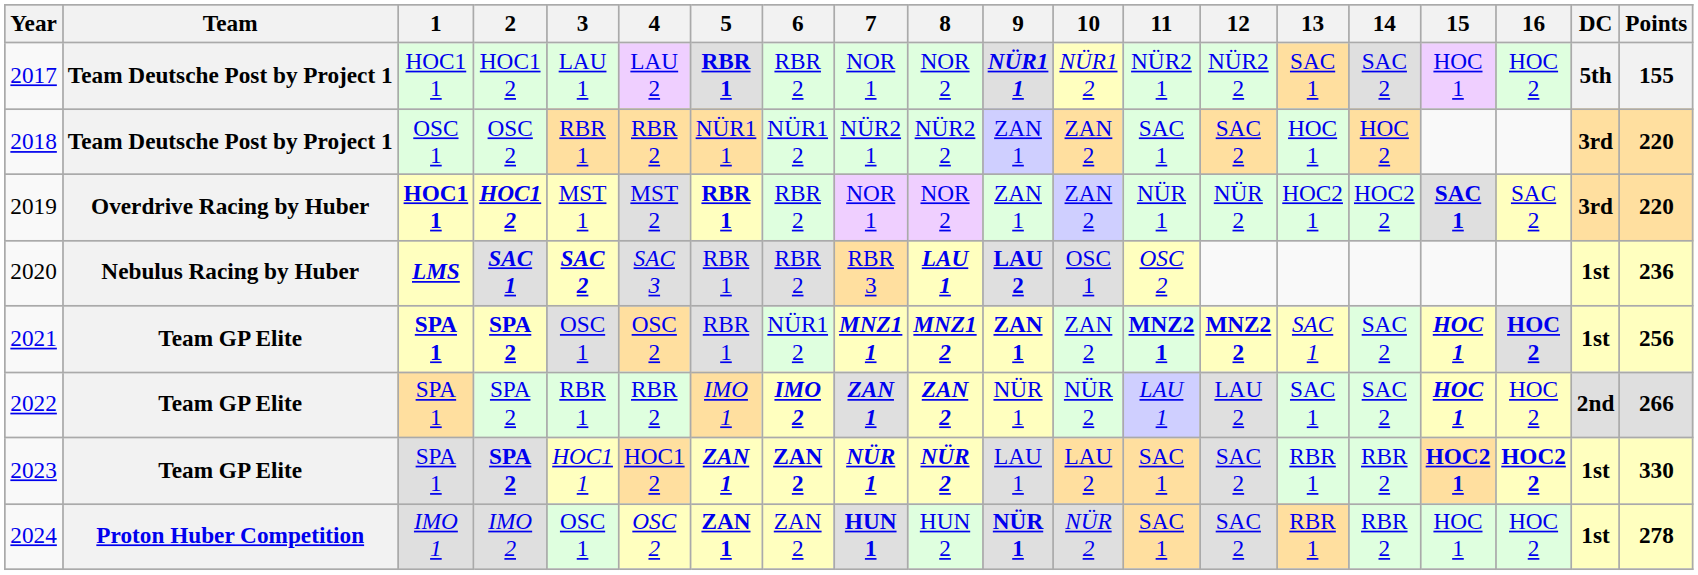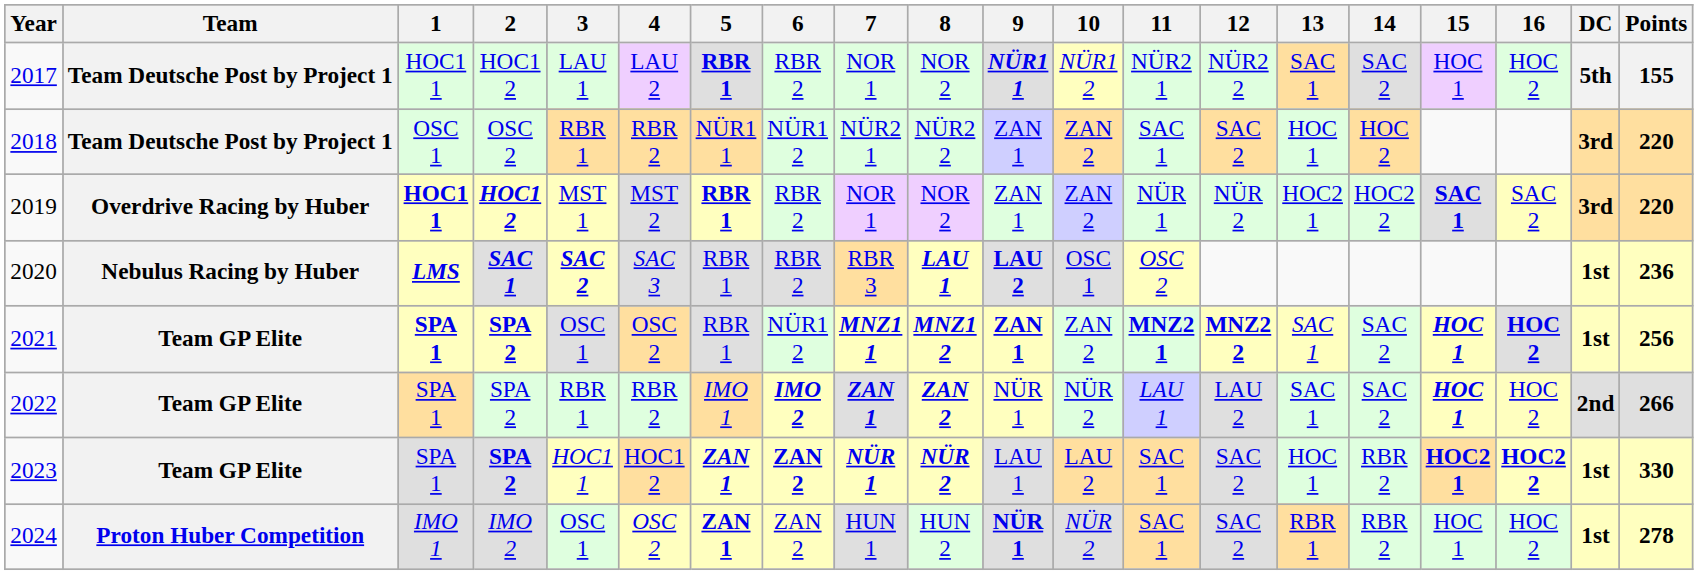(1313, 469) RBR 1 -> (1313, 469) HOC 1
(871, 535) bold -> (871, 535) normal
